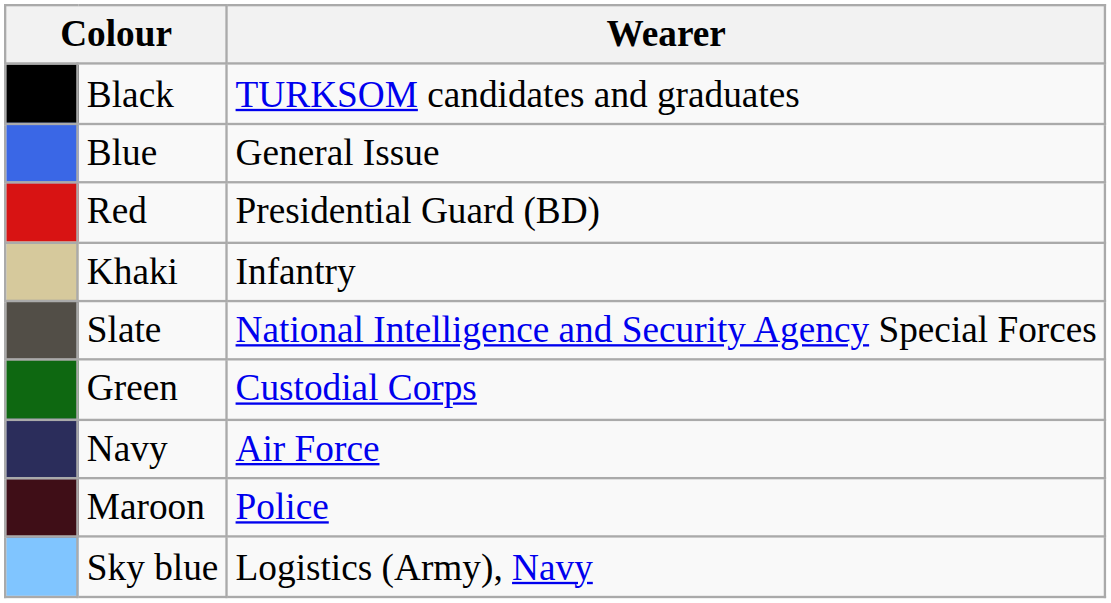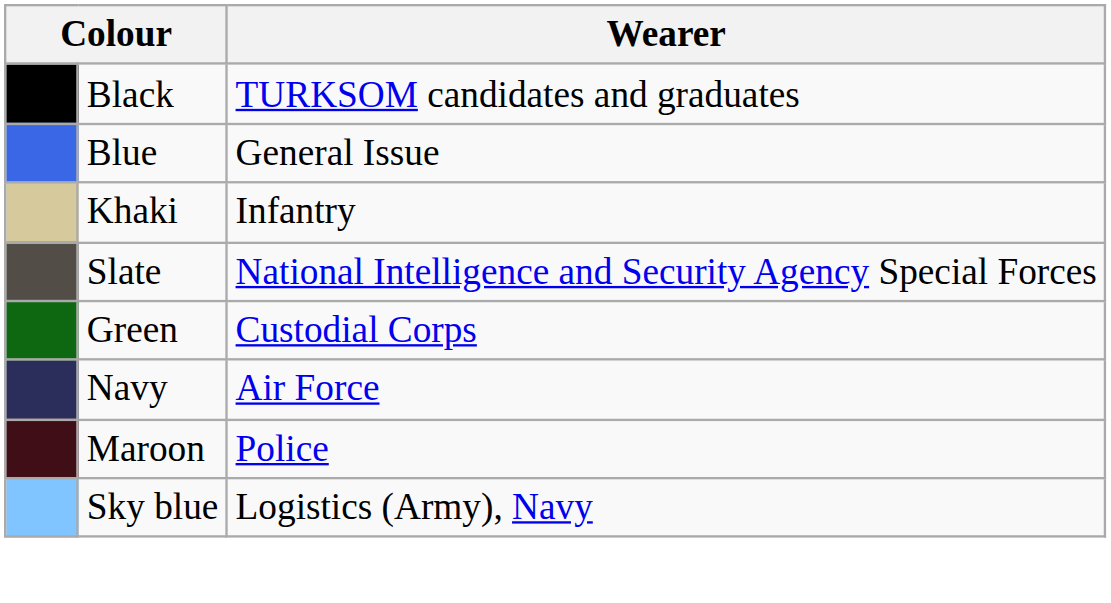- row: (117, 211)
